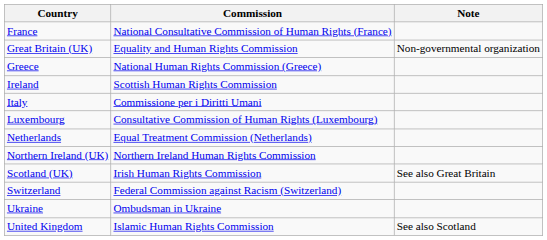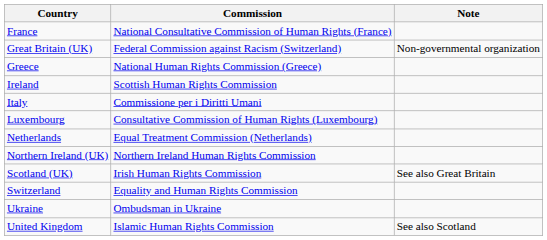(206, 48) Equality and Human Rights Commission -> (227, 48) Federal Commission against Racism (Switzerland)
(227, 191) Federal Commission against Racism (Switzerland) -> (206, 191) Equality and Human Rights Commission
